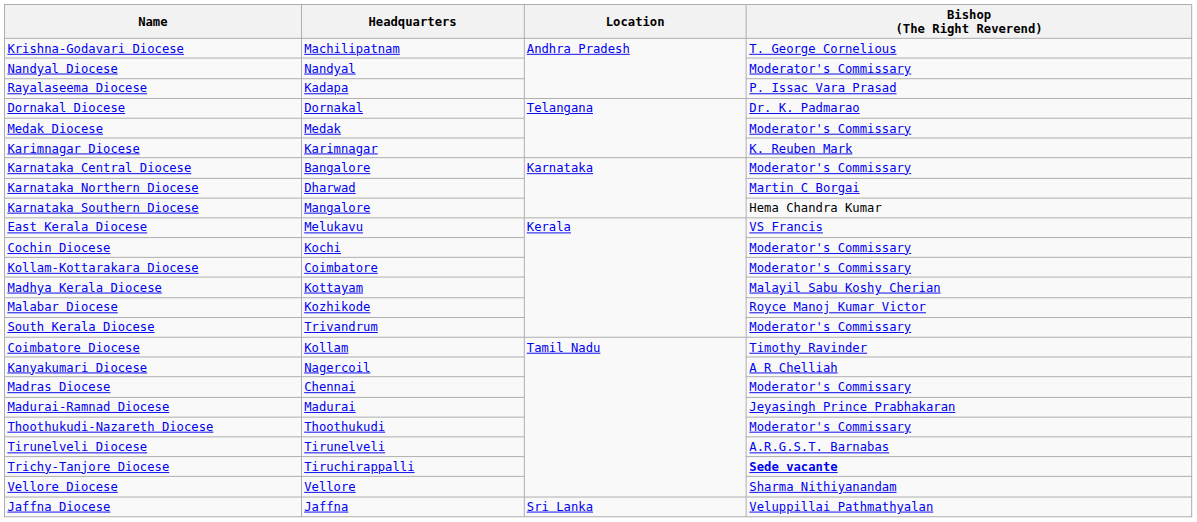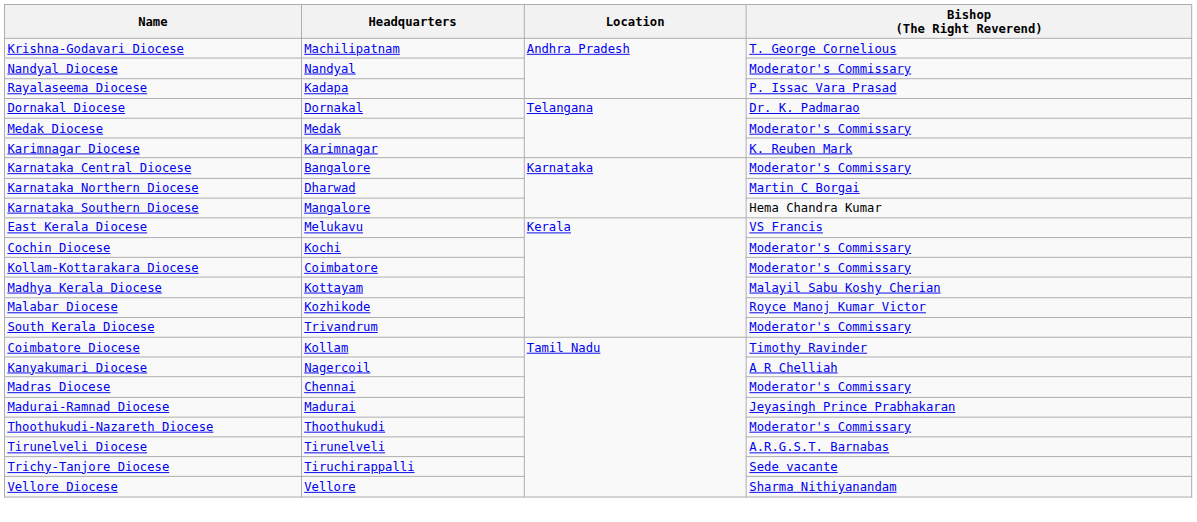(794, 467) bold -> (794, 467) normal
- row: (59, 507)
